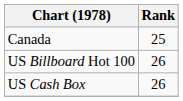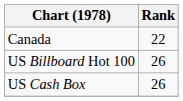(158, 38) 25 -> (158, 38) 22
